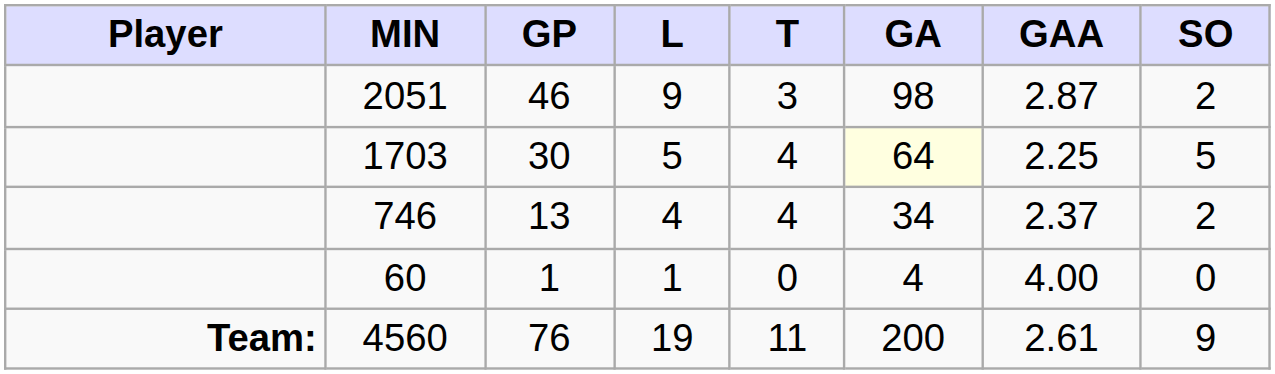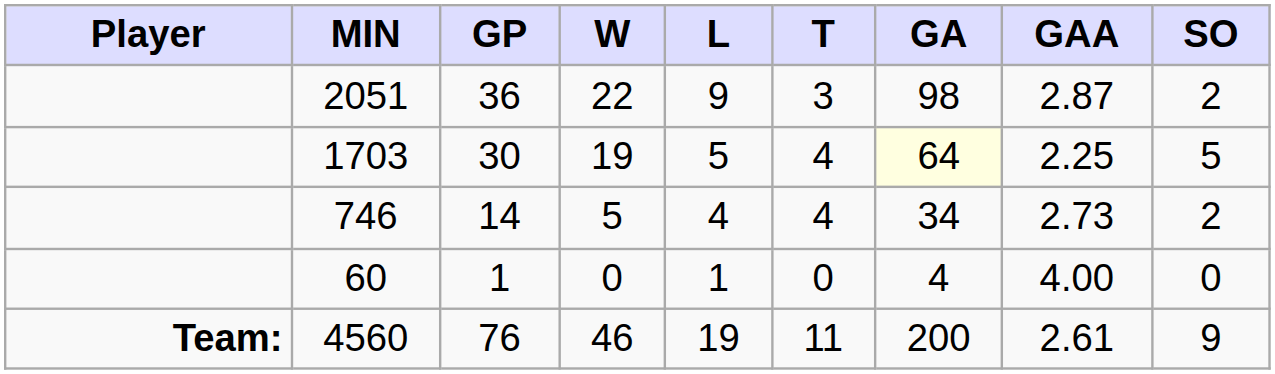+ column: (612, 34)
(549, 95) 46 -> (500, 95) 36
(549, 216) 13 -> (500, 216) 14
(1062, 216) 2.37 -> (1077, 216) 2.73
